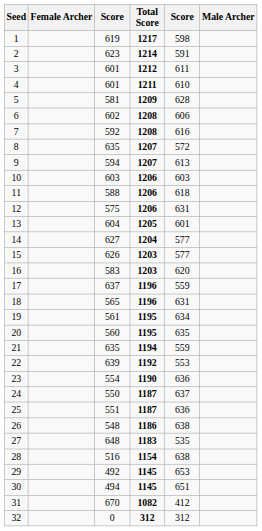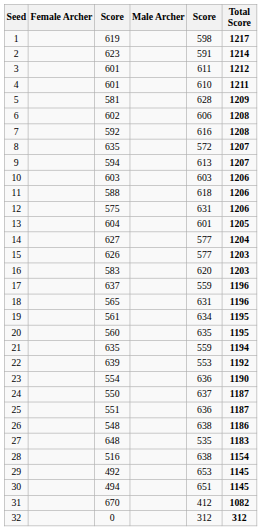columns swapped: (228, 17) <-> (147, 17)
